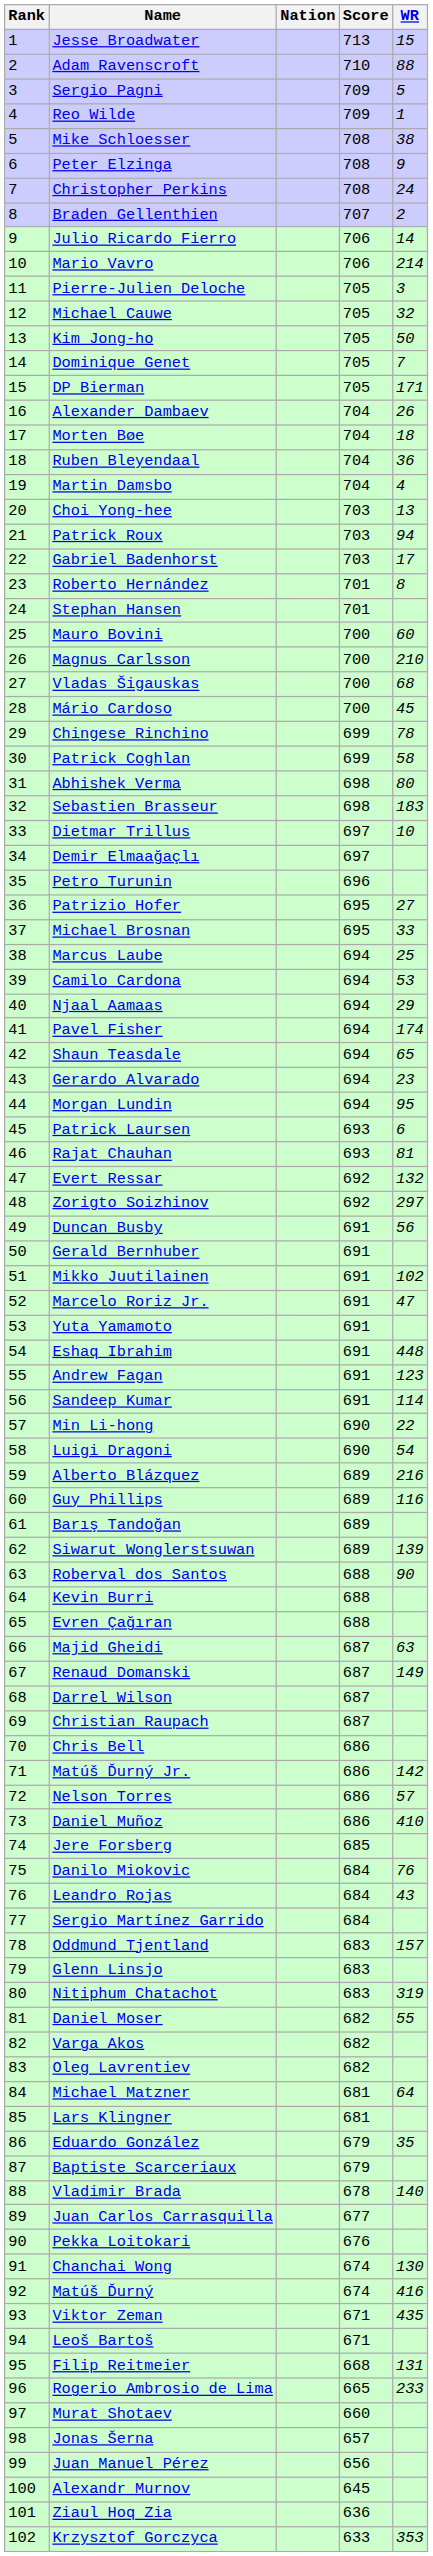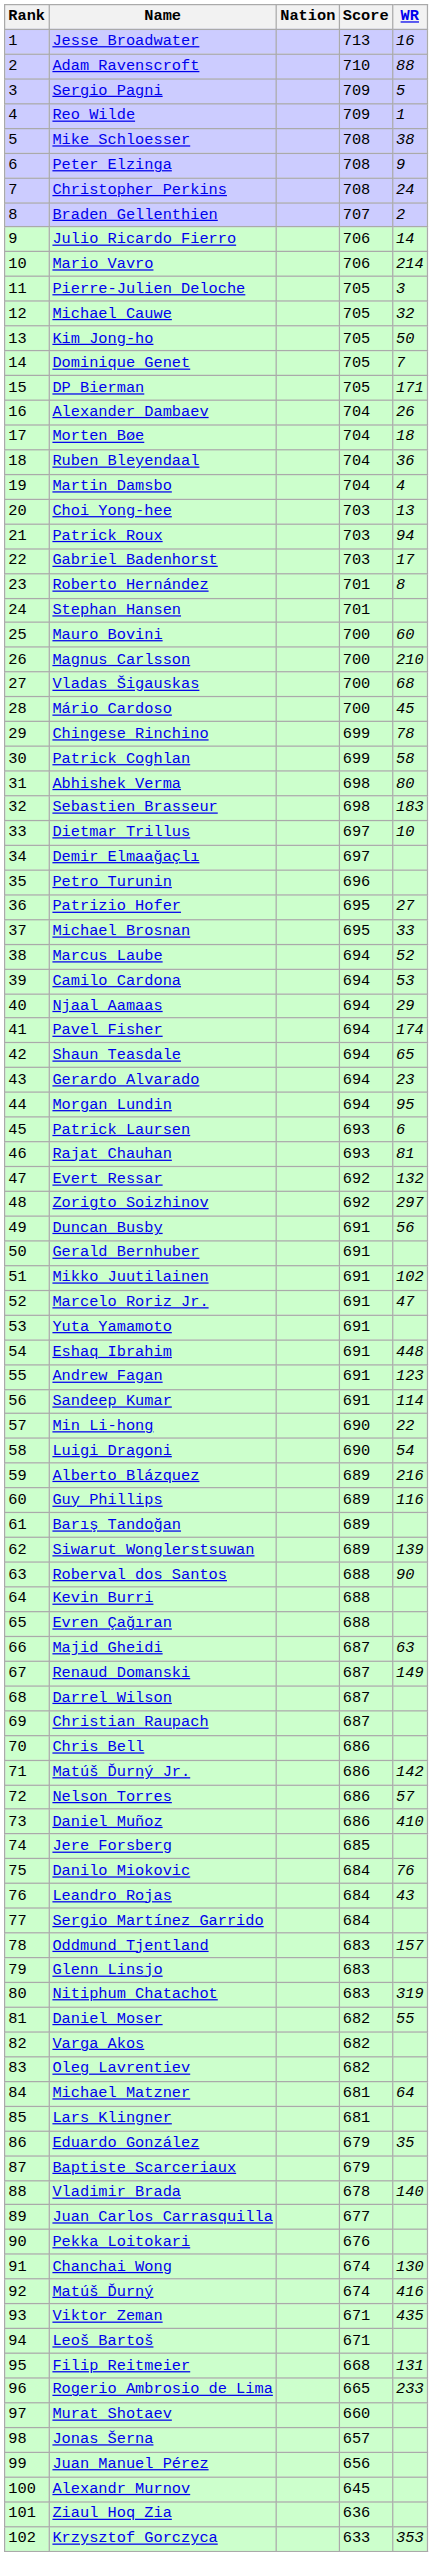(405, 42) 15 -> (405, 42) 16
(405, 957) 25 -> (405, 957) 52
